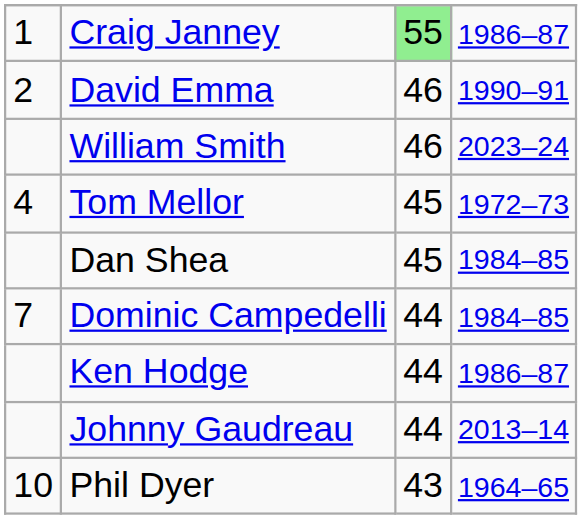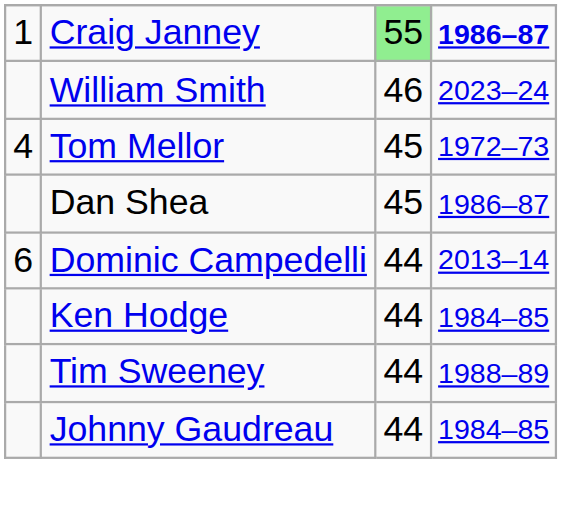(513, 33) normal -> (494, 33) bold
- row: (172, 89)
(513, 260) 1984–85 -> (494, 203) 1986–87
(23, 315) 7 -> (23, 259) 6
(513, 316) 1984–85 -> (494, 260) 2013–14
(513, 373) 1986–87 -> (494, 316) 1984–85
+ row: (157, 372)
(513, 430) 2013–14 -> (494, 430) 1984–85
- row: (142, 485)
